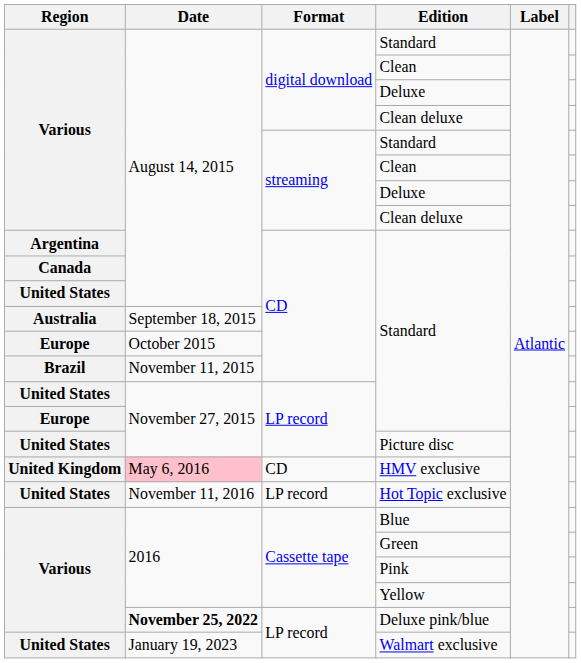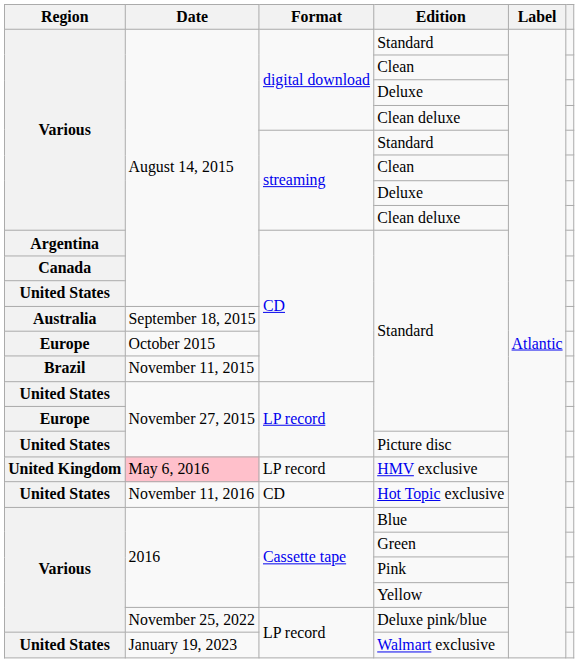(276, 469) CD -> (294, 469) LP record
(296, 494) LP record -> (274, 494) CD
(193, 619) bold -> (192, 619) normal
